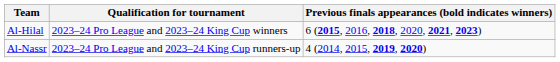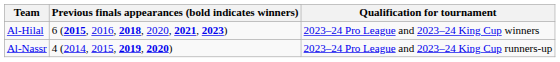columns swapped: (176, 13) <-> (429, 13)
